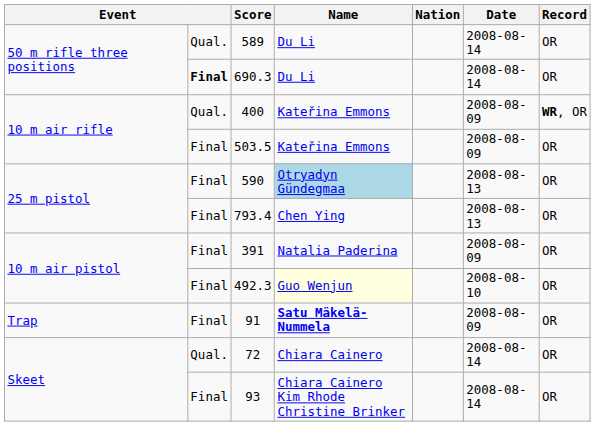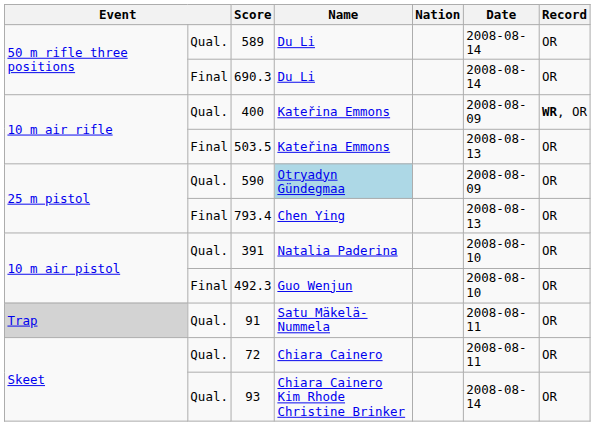(209, 77) bold -> (209, 77) normal
(496, 146) 2008-08-09 -> (496, 146) 2008-08-13
(209, 181) Final -> (209, 181) Qual.
(496, 181) 2008-08-13 -> (496, 181) 2008-08-09
(209, 251) Final -> (209, 251) Qual.
(496, 251) 2008-08-09 -> (496, 251) 2008-08-10
(315, 285) lightyellow background -> (315, 285) no background
(22, 320) no background -> (22, 320) lightgrey background
(209, 320) Final -> (209, 320) Qual.
(322, 320) bold -> (322, 320) normal
(496, 320) 2008-08-09 -> (496, 320) 2008-08-11
(496, 355) 2008-08-14 -> (496, 355) 2008-08-11
(209, 397) Final -> (209, 397) Qual.
